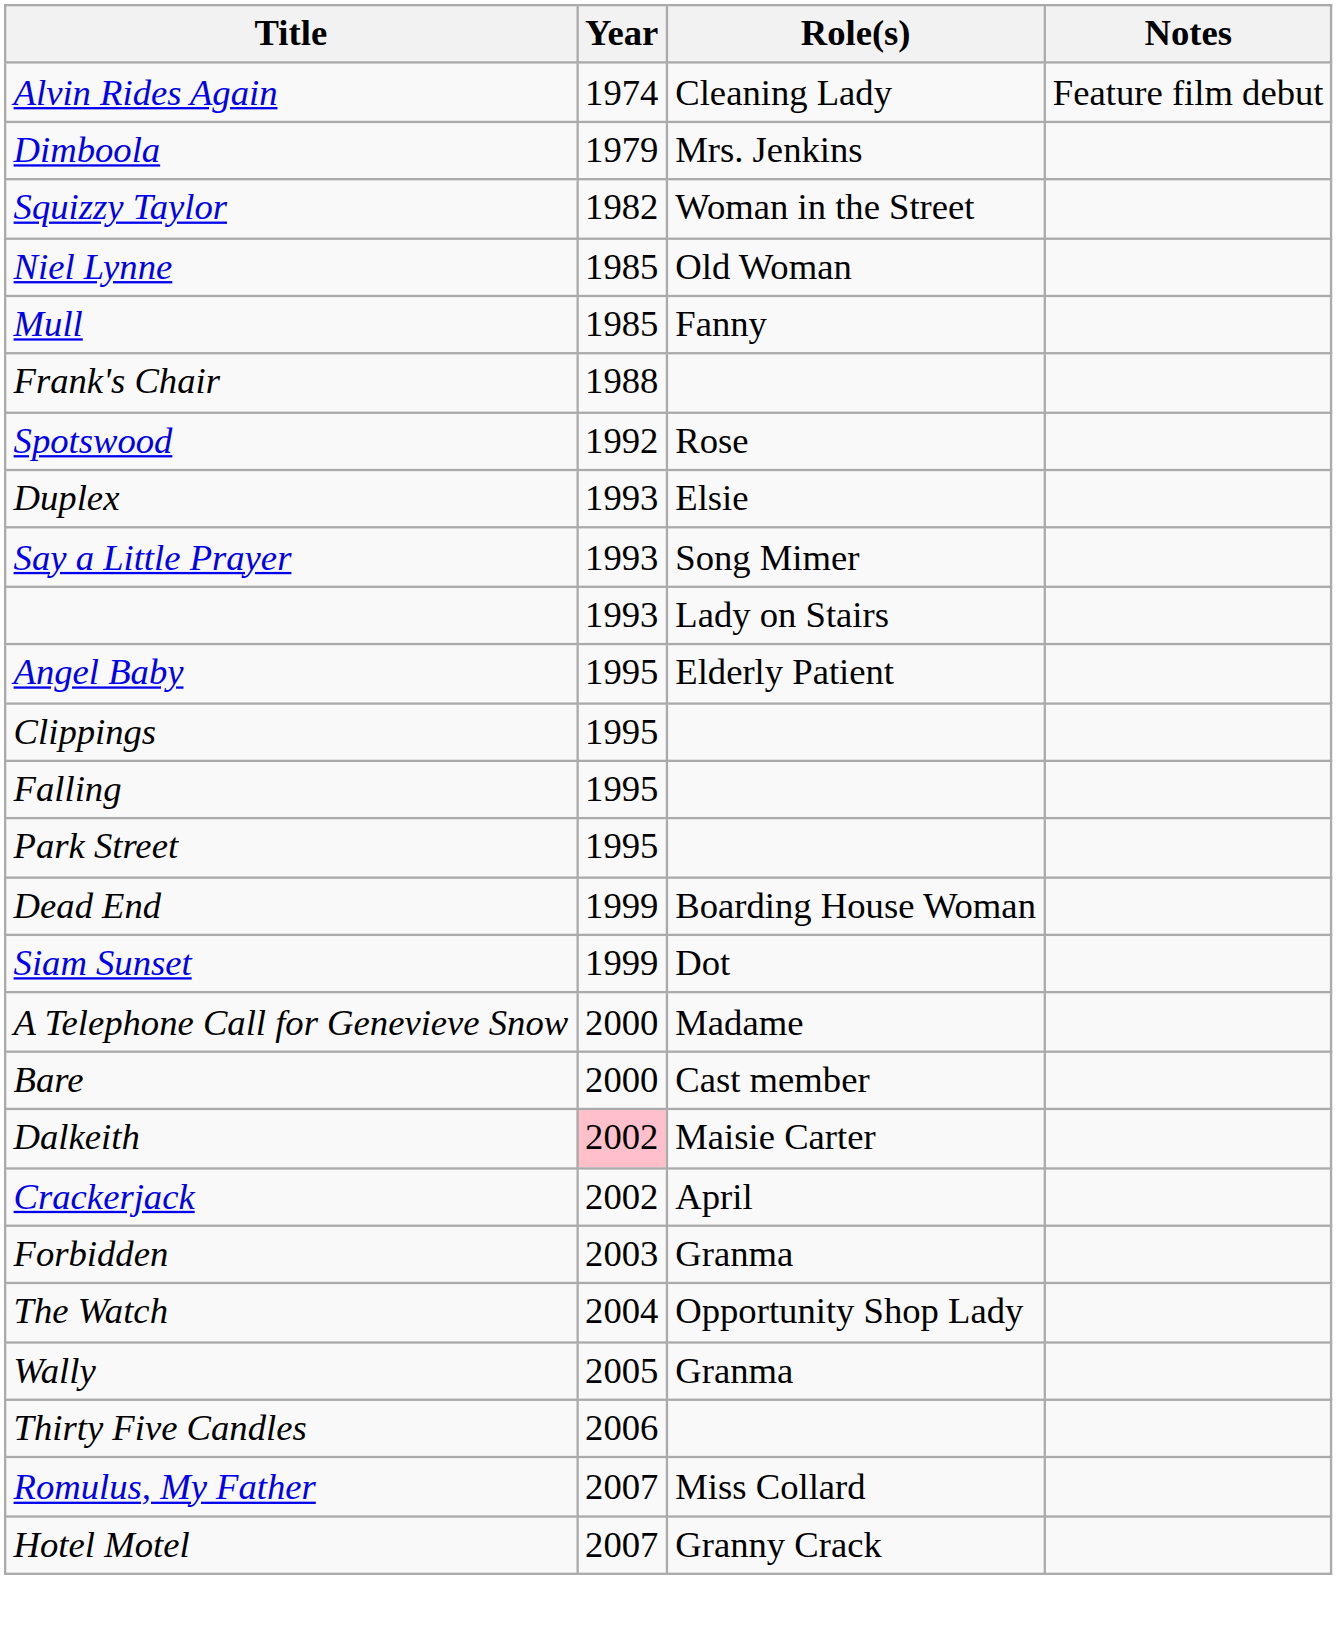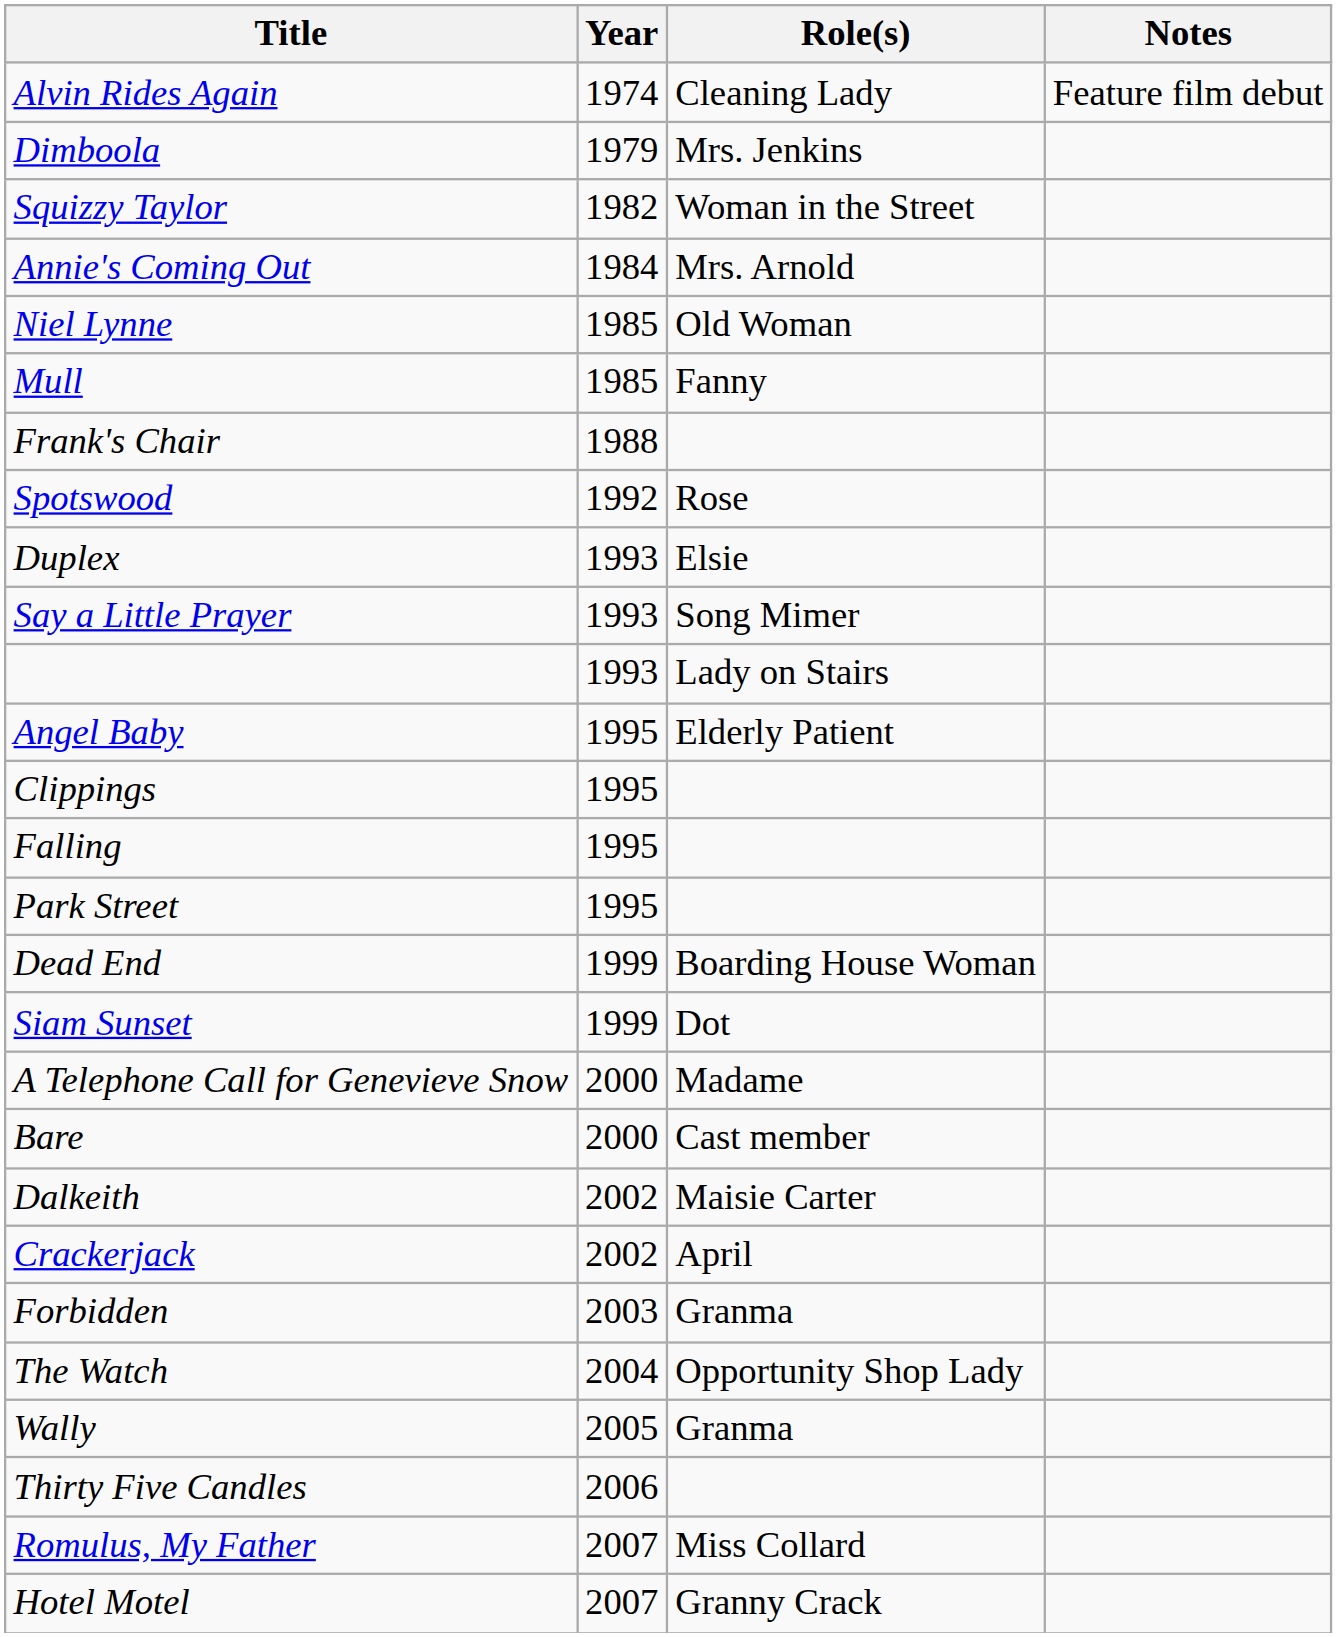+ row: (162, 265)
(622, 1137) pink background -> (622, 1195) no background
